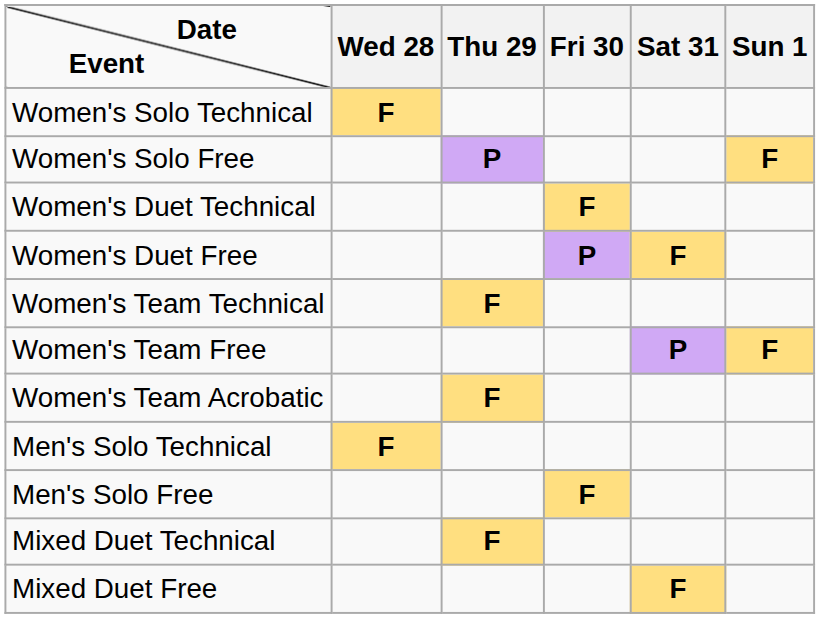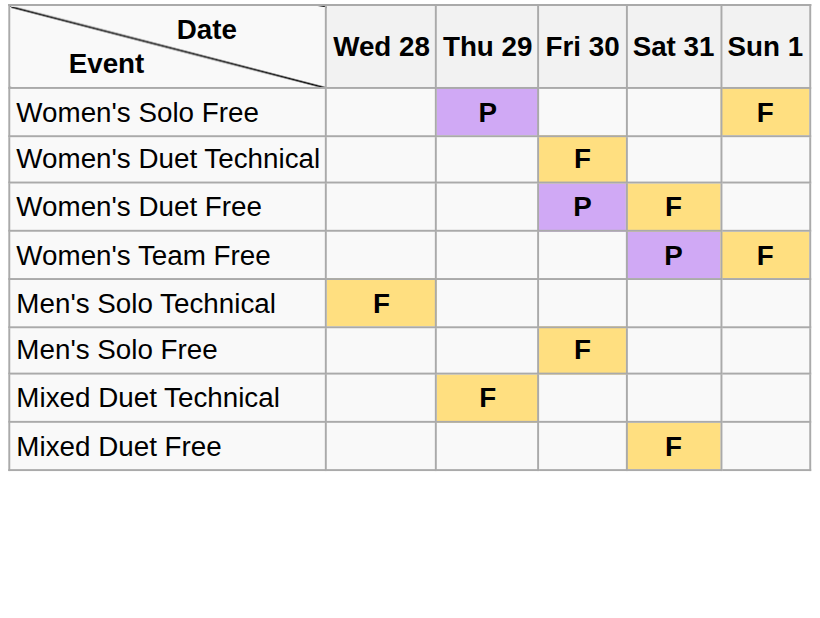- row: (162, 111)
- row: (168, 302)
- row: (168, 398)
